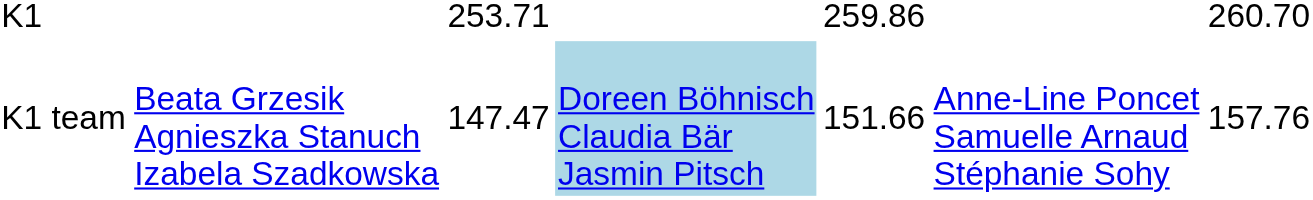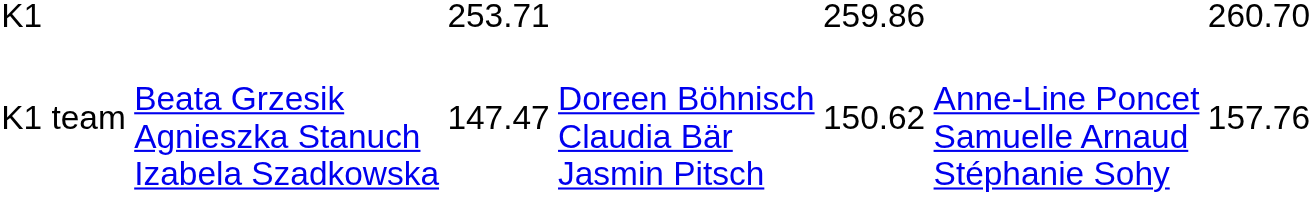(686, 136) lightblue background -> (686, 136) no background
(874, 117) 151.66 -> (874, 117) 150.62
